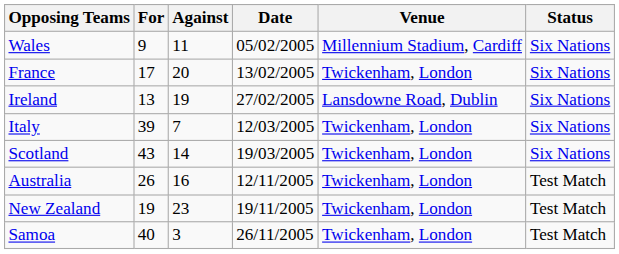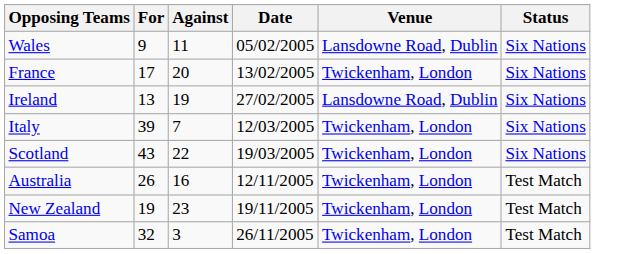(422, 45) Millennium Stadium, Cardiff -> (410, 45) Lansdowne Road, Dublin
(181, 153) 14 -> (181, 153) 22
(146, 235) 40 -> (146, 235) 32
